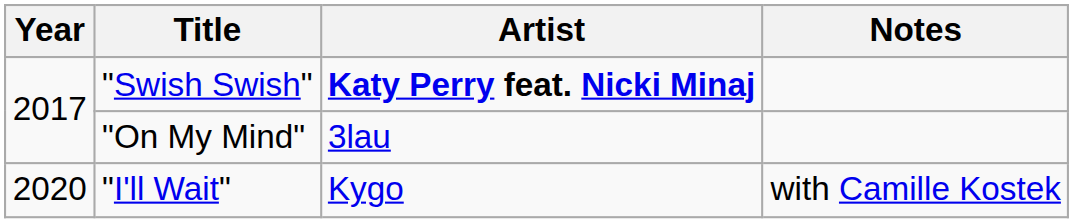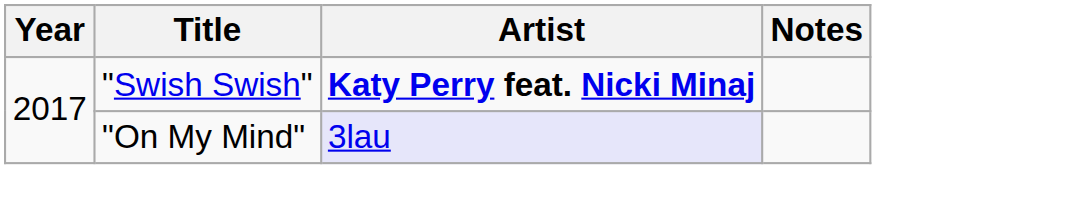(359, 136) no background -> (359, 136) lavender background
- row: (166, 189)
